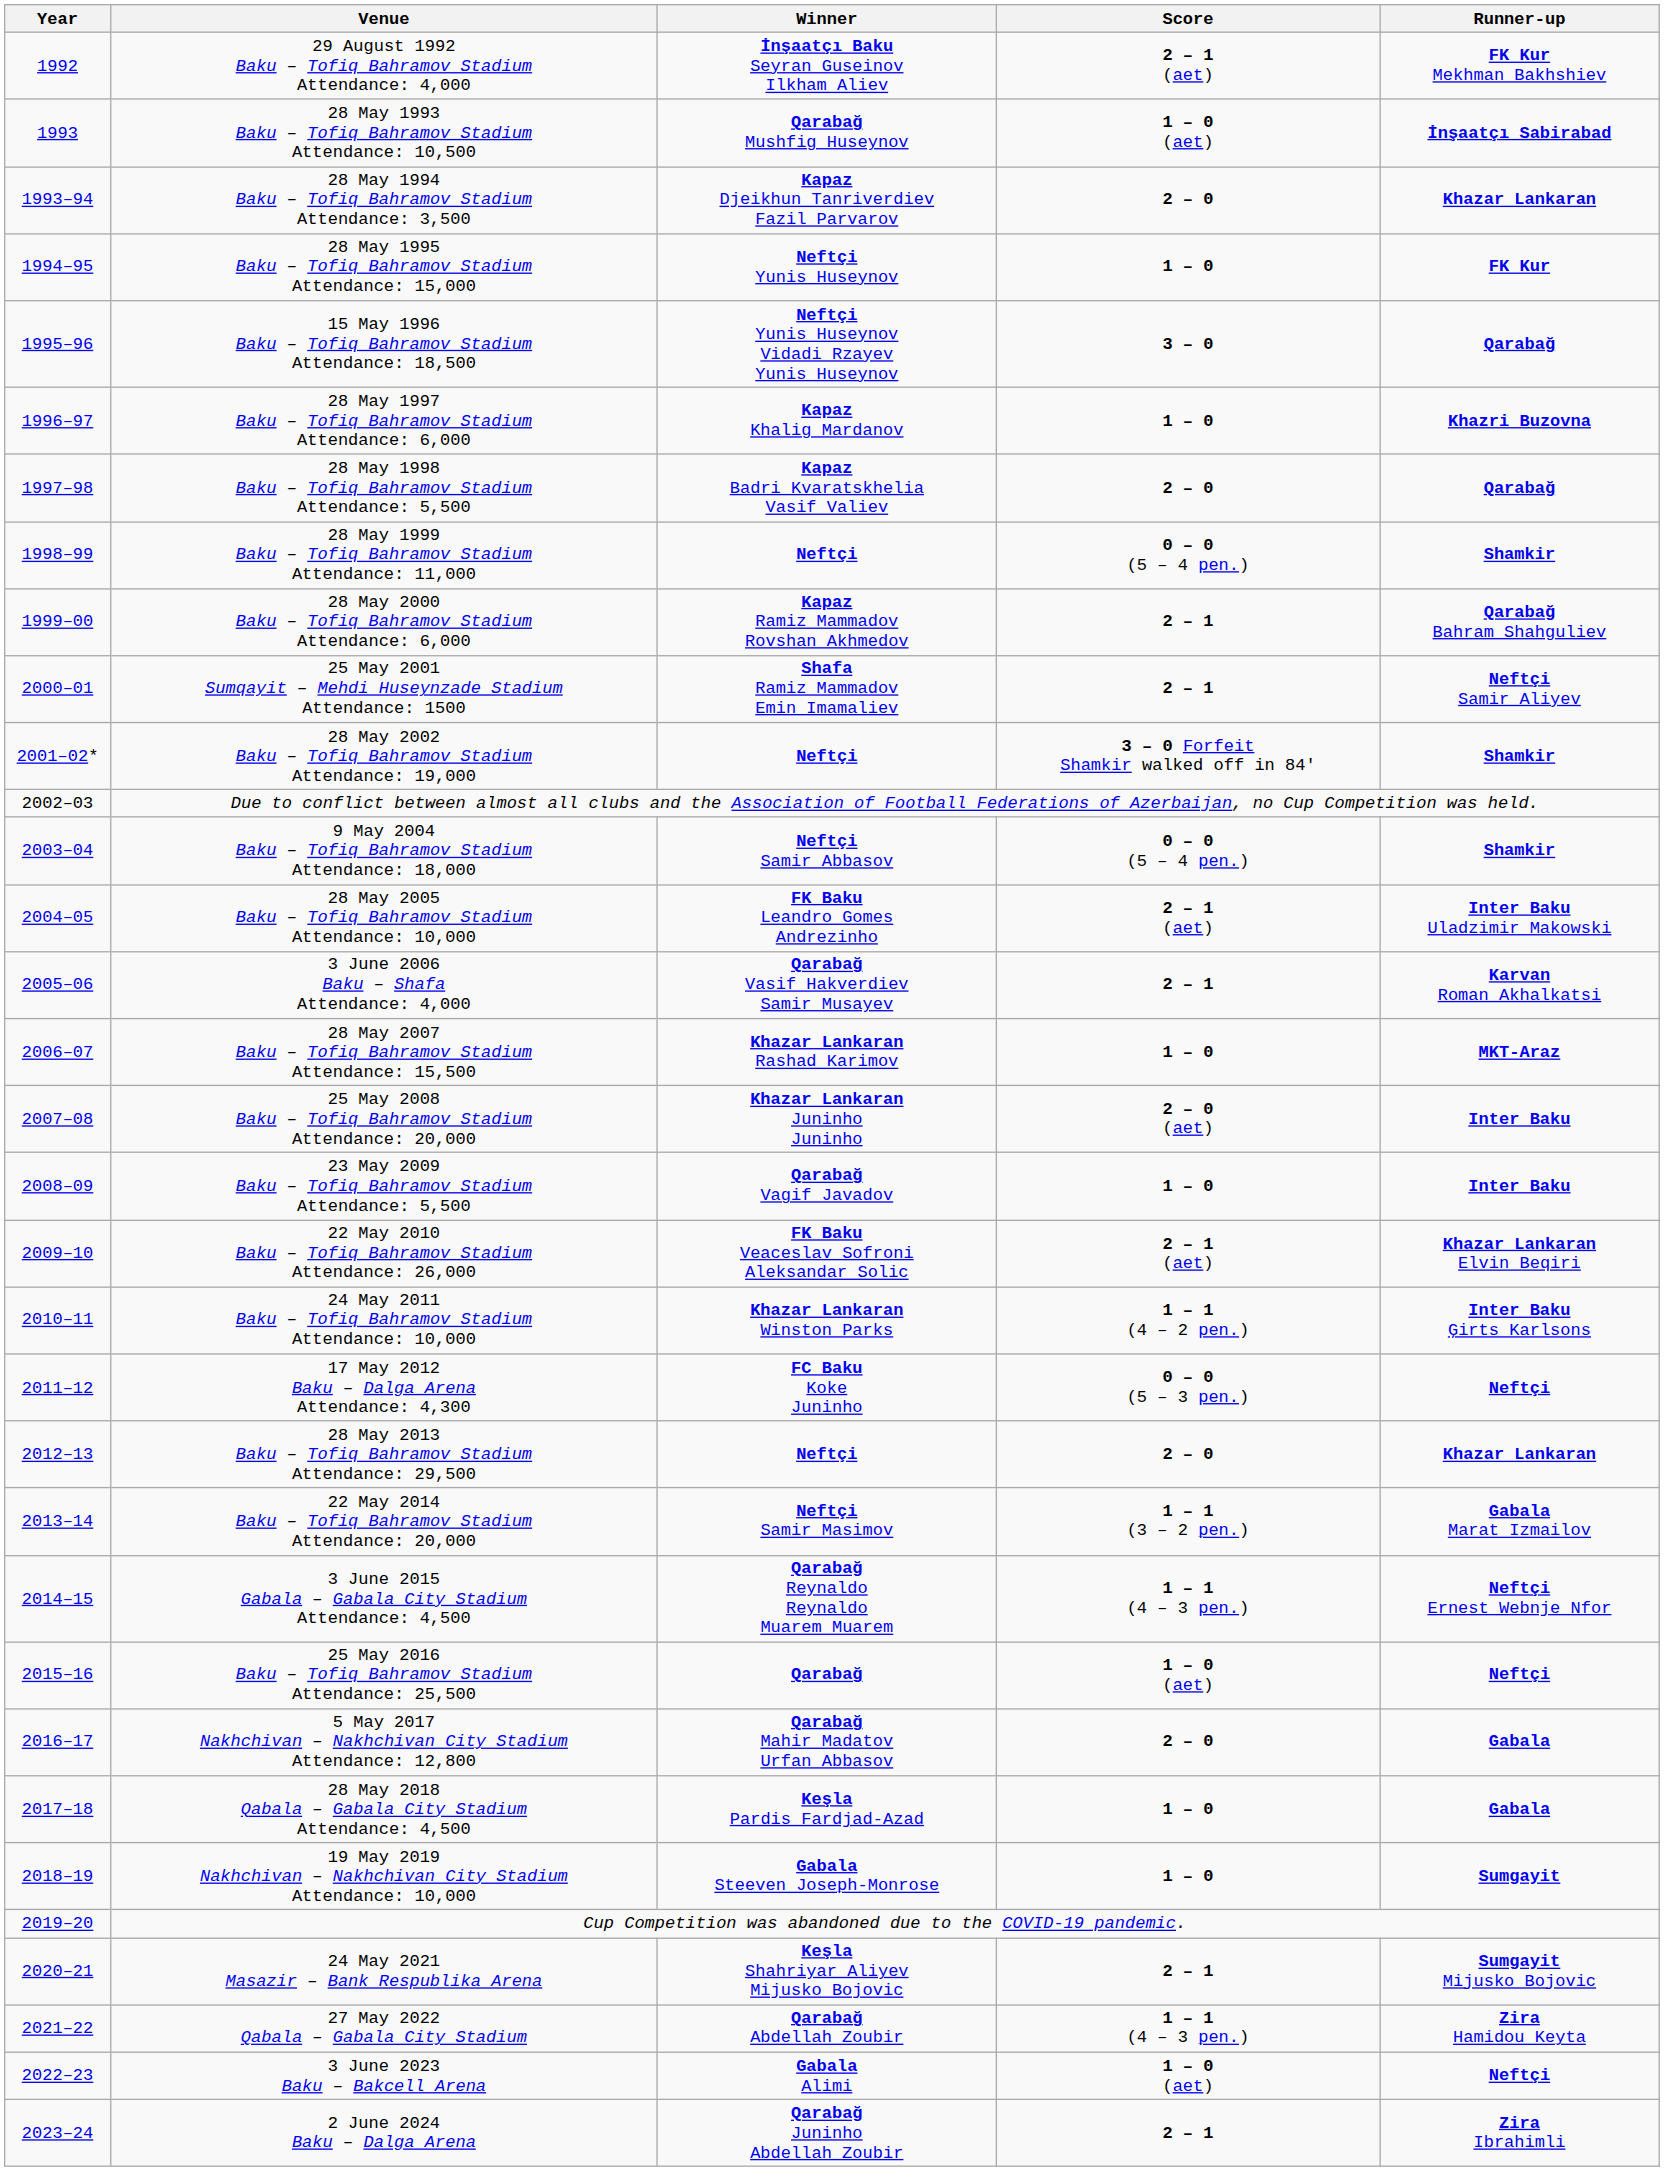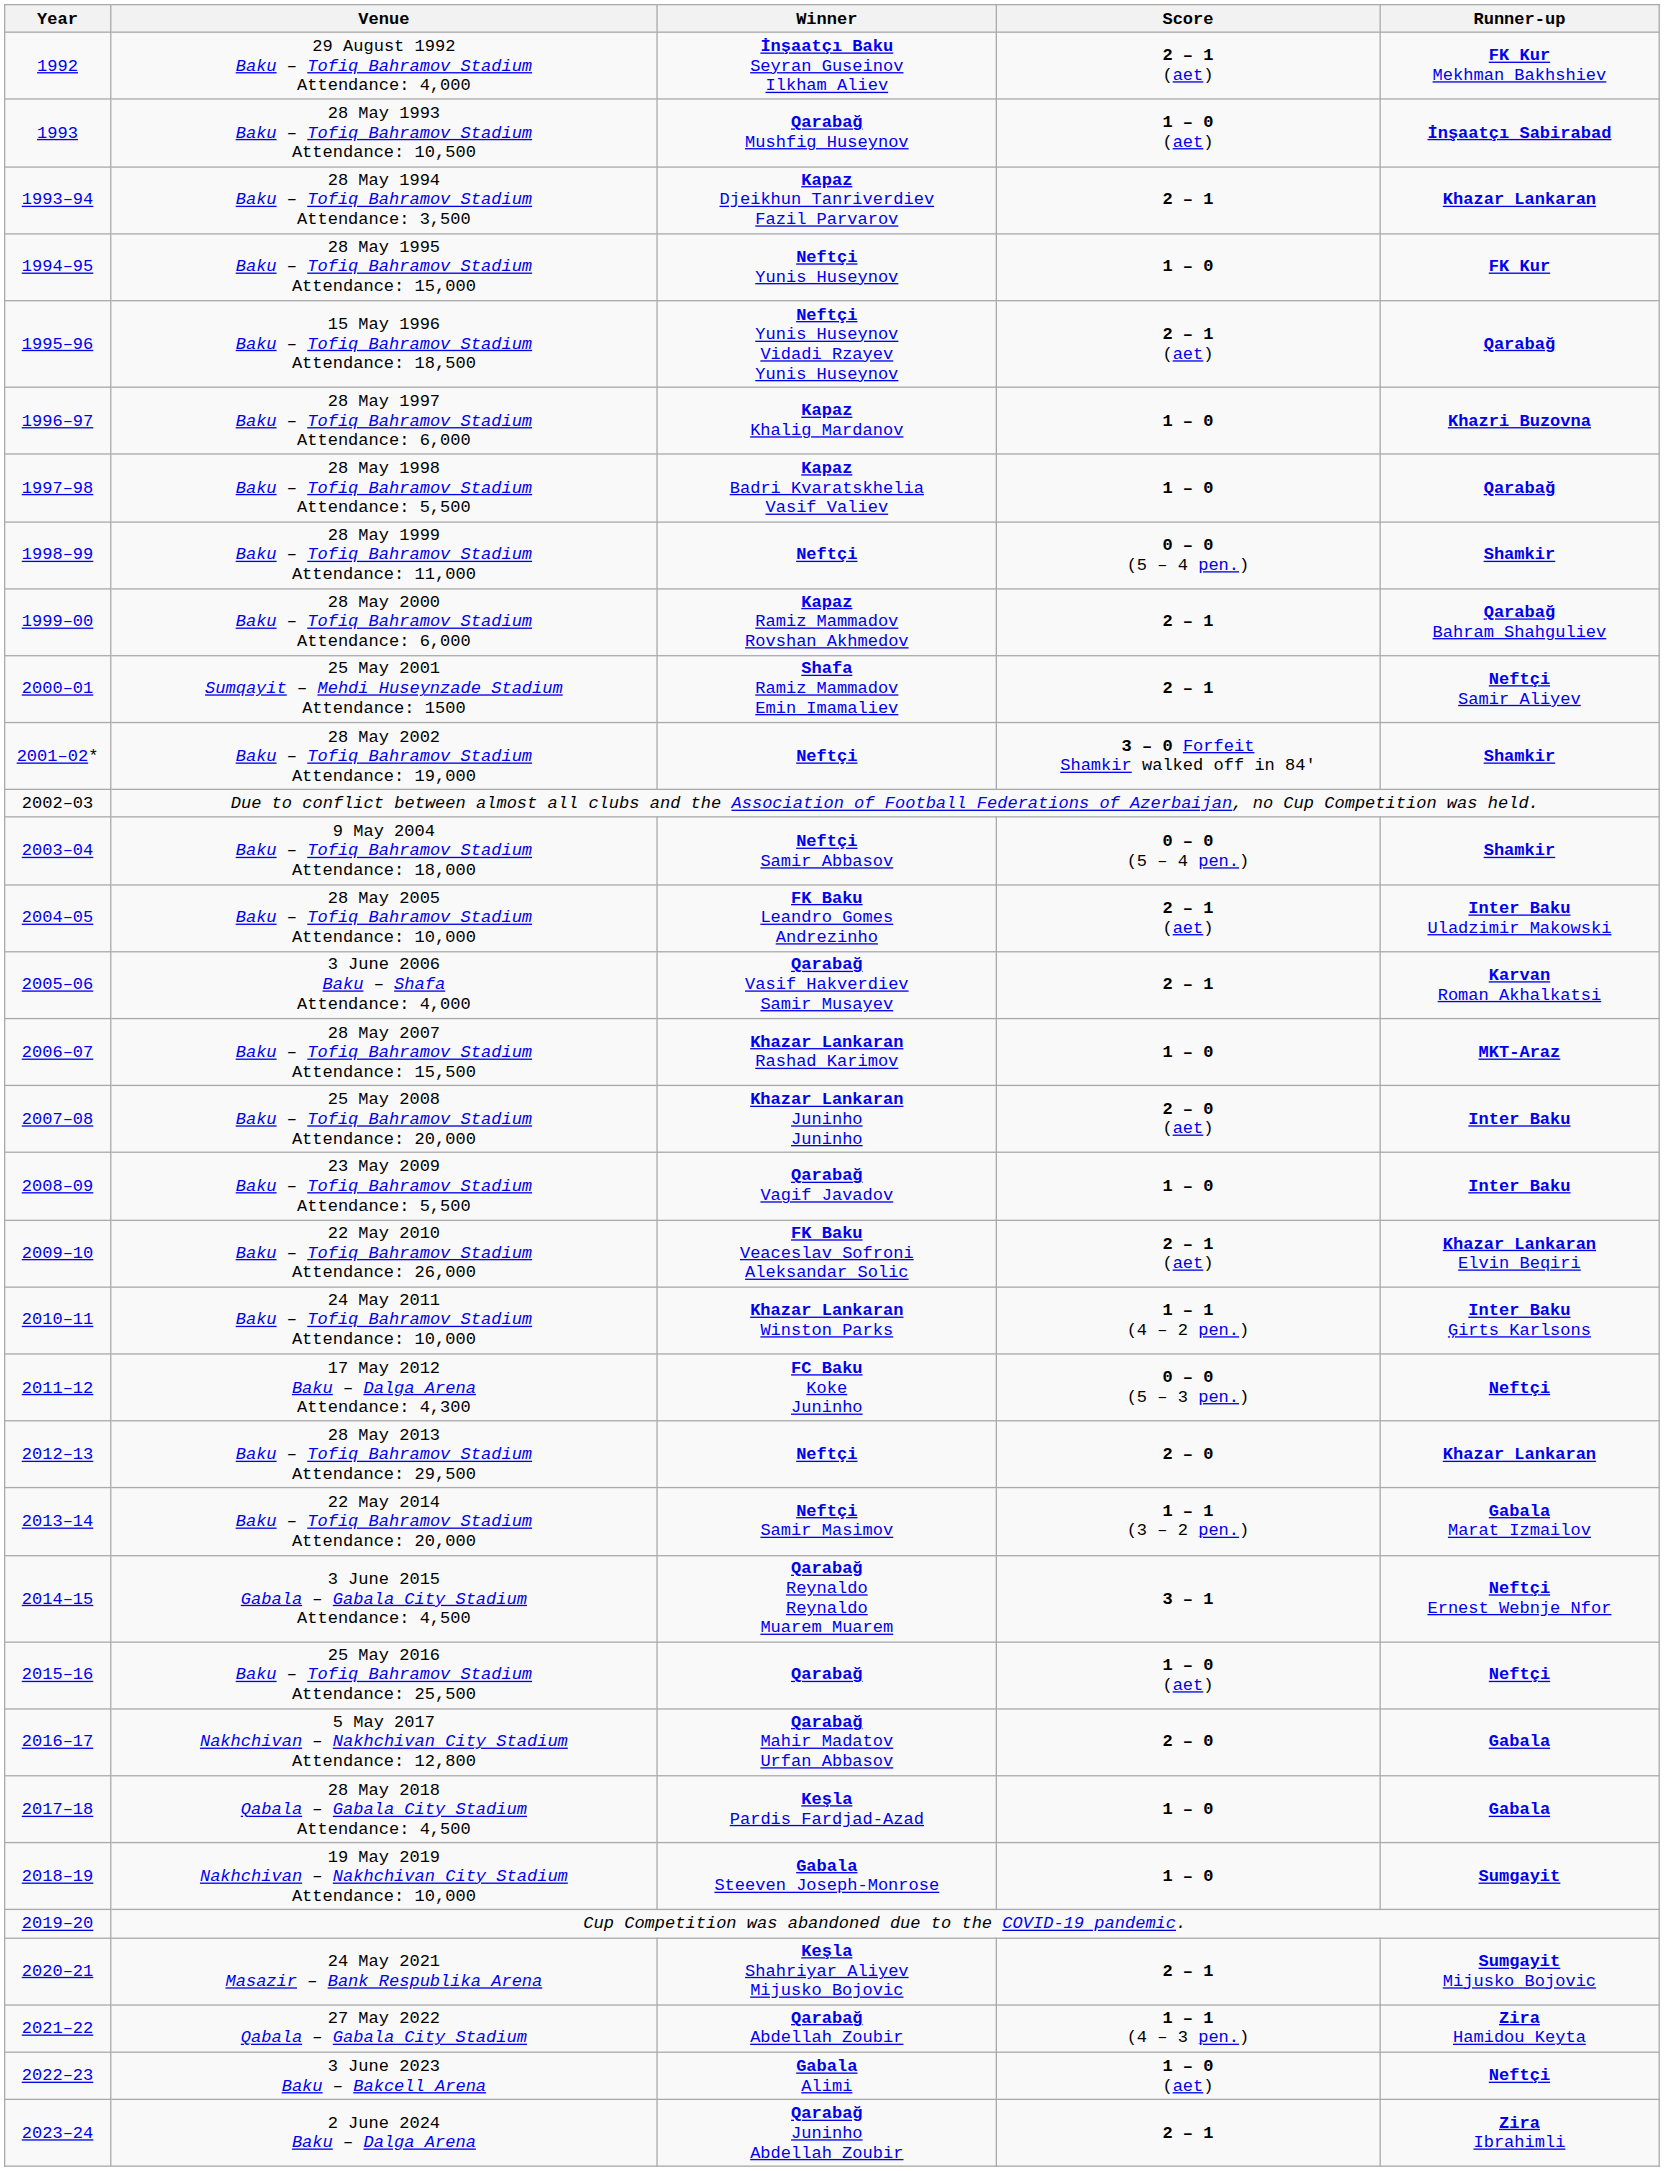(1188, 200) 2 – 0 -> (1188, 200) 2 – 1
(1188, 344) 3 – 0 -> (1188, 344) 2 – 1 (aet)
(1188, 488) 2 – 0 -> (1188, 488) 1 – 0
(1188, 1598) 1 – 1 (4 – 3 pen.) -> (1188, 1598) 3 – 1
